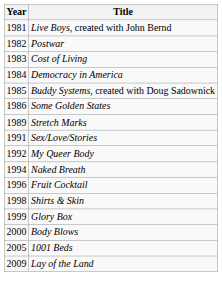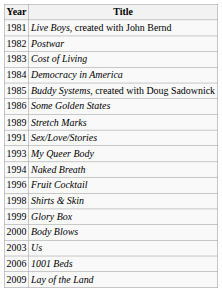(17, 153) 1992 -> (17, 153) 1993
+ row: (37, 248)
(17, 248) 2005 -> (17, 264) 2006
